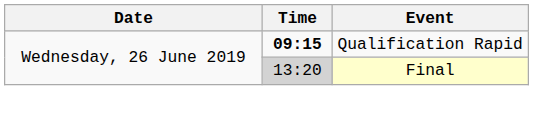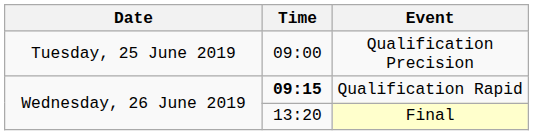+ row: (430, 54)
(297, 71) lightgrey background -> (297, 116) no background
